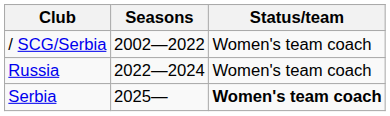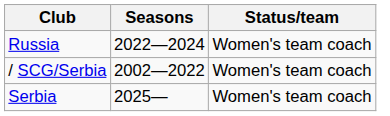rows swapped: (57, 44) <-> (34, 70)
(297, 96) bold -> (292, 96) normal
